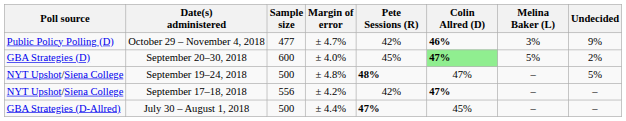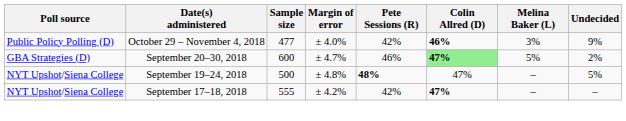(331, 41) ± 4.7% -> (331, 41) ± 4.0%
(331, 58) ± 4.0% -> (331, 58) ± 4.7%
(391, 58) 45% -> (391, 58) 46%
(286, 91) 556 -> (286, 91) 555
- row: (197, 108)
